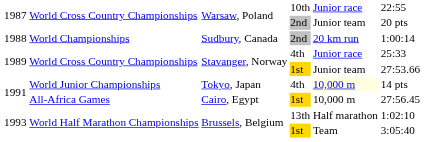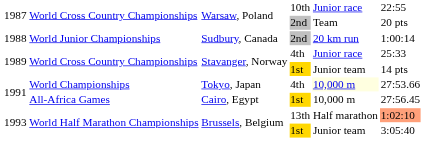(339, 22) Junior team -> (325, 22) Team
(79, 38) World Championships -> (95, 38) World Junior Championships
(400, 69) 27:53.66 -> (394, 69) 14 pts
(95, 84) World Junior Championships -> (79, 84) World Championships
(394, 84) 14 pts -> (400, 84) 27:53.66
(398, 115) no background -> (398, 115) lightsalmon background
(325, 130) Team -> (339, 130) Junior team
